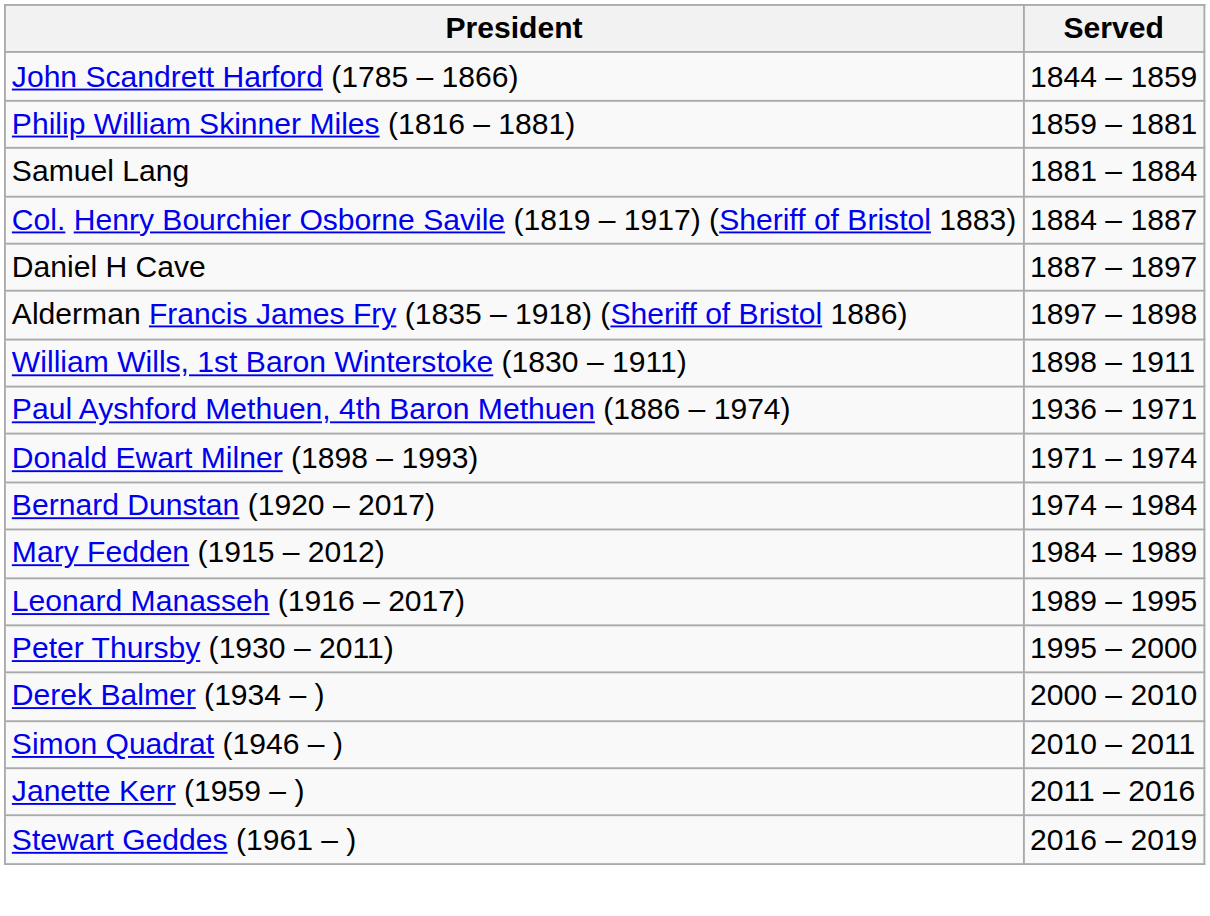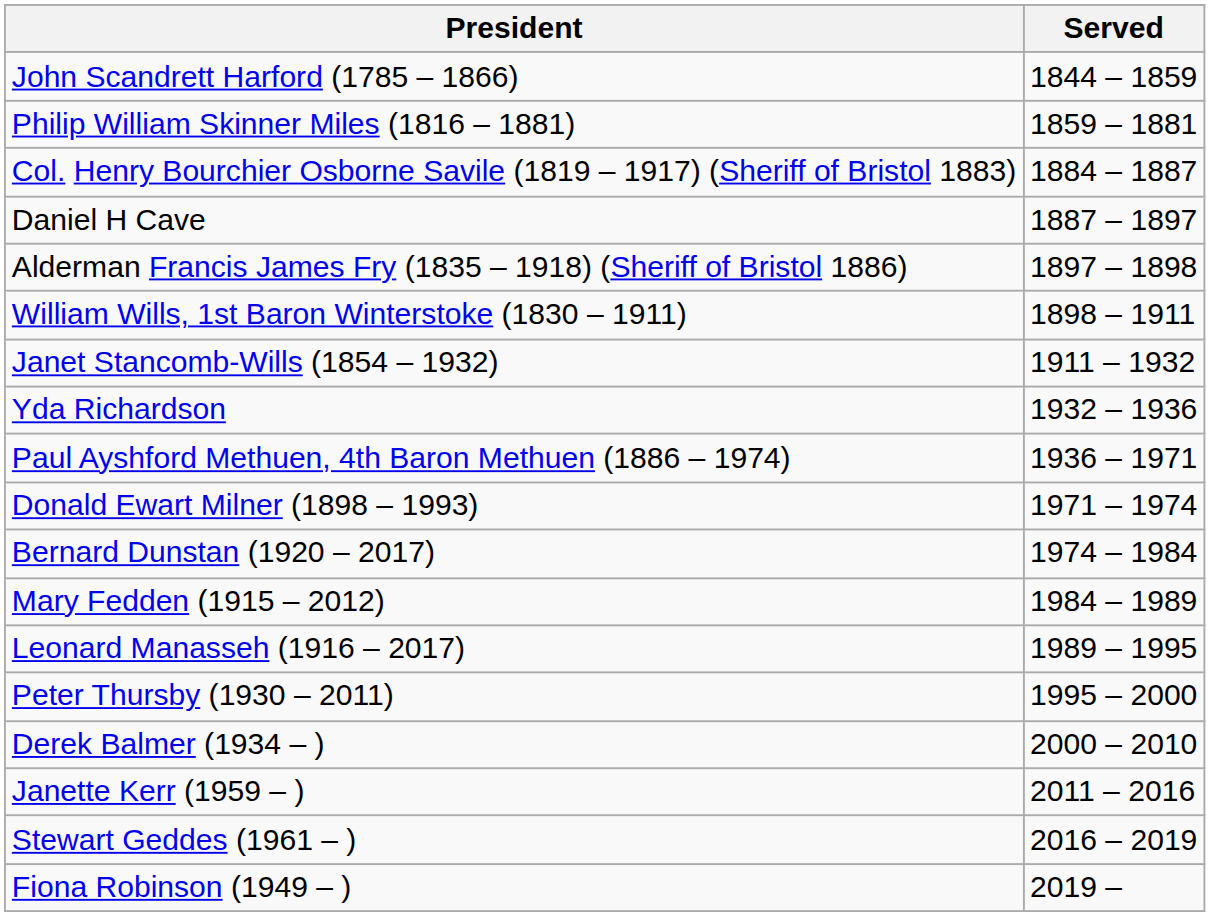- row: (101, 171)
+ row: (255, 362)
+ row: (119, 409)
- row: (177, 743)
+ row: (182, 887)
